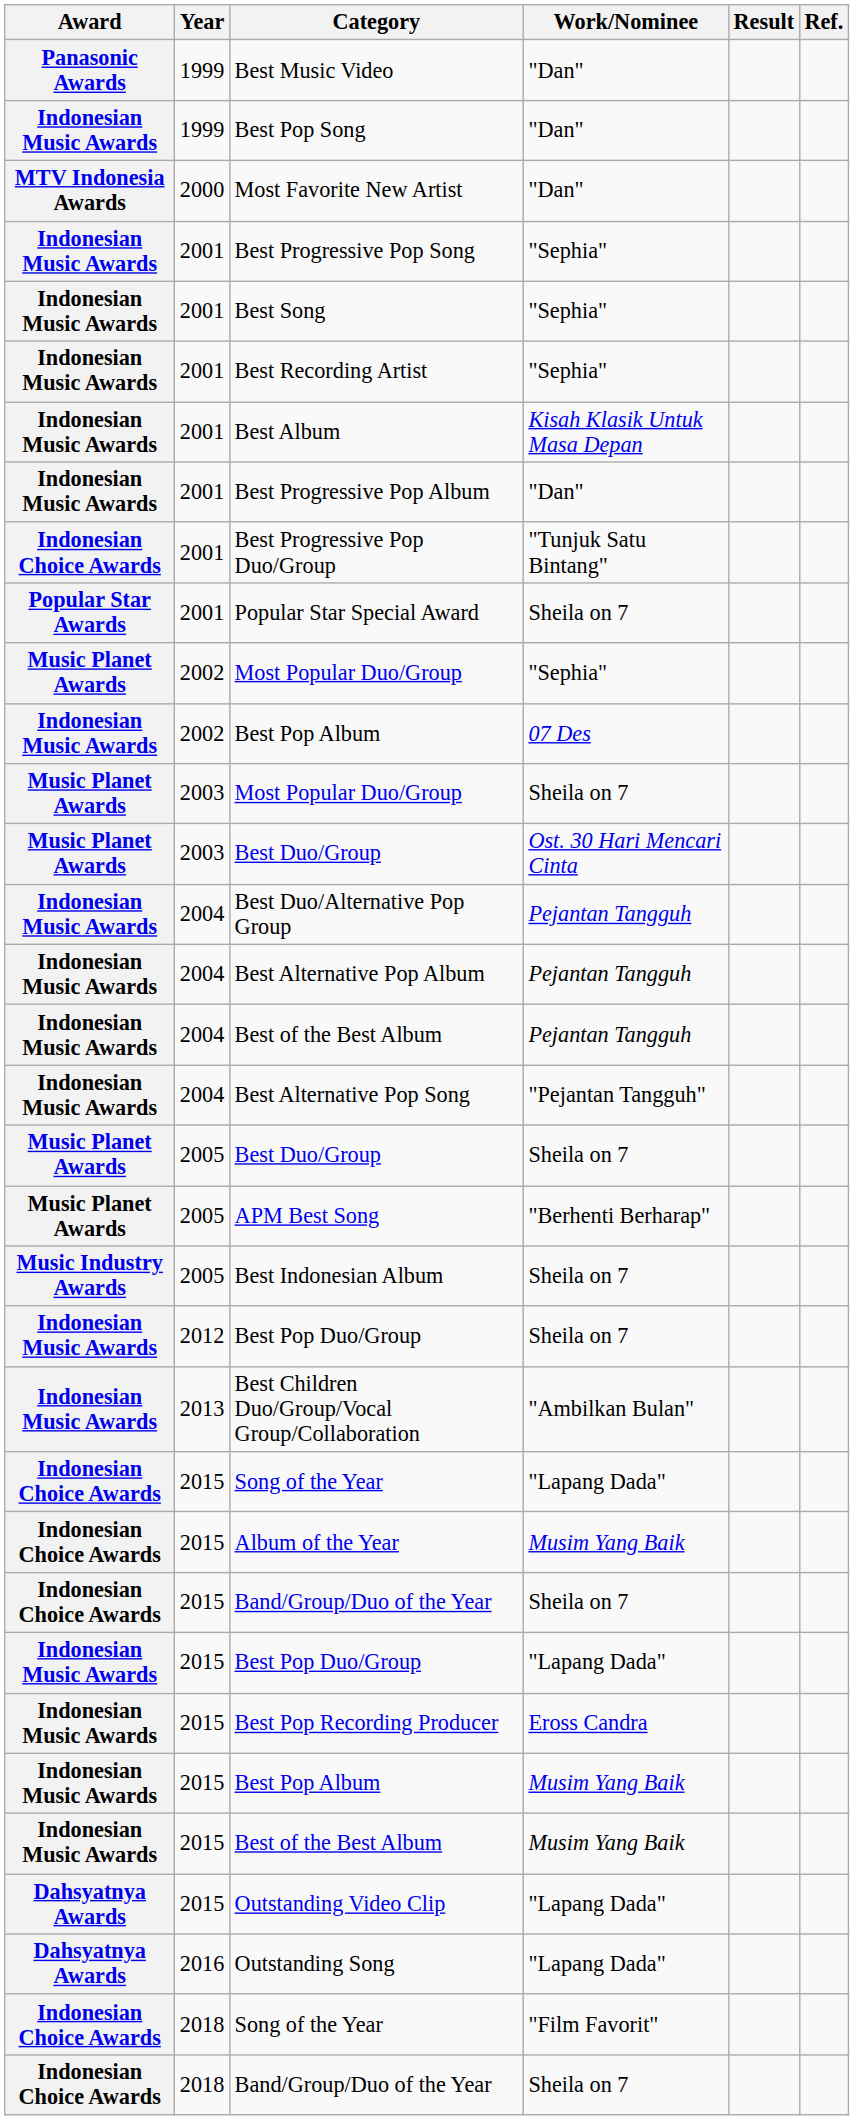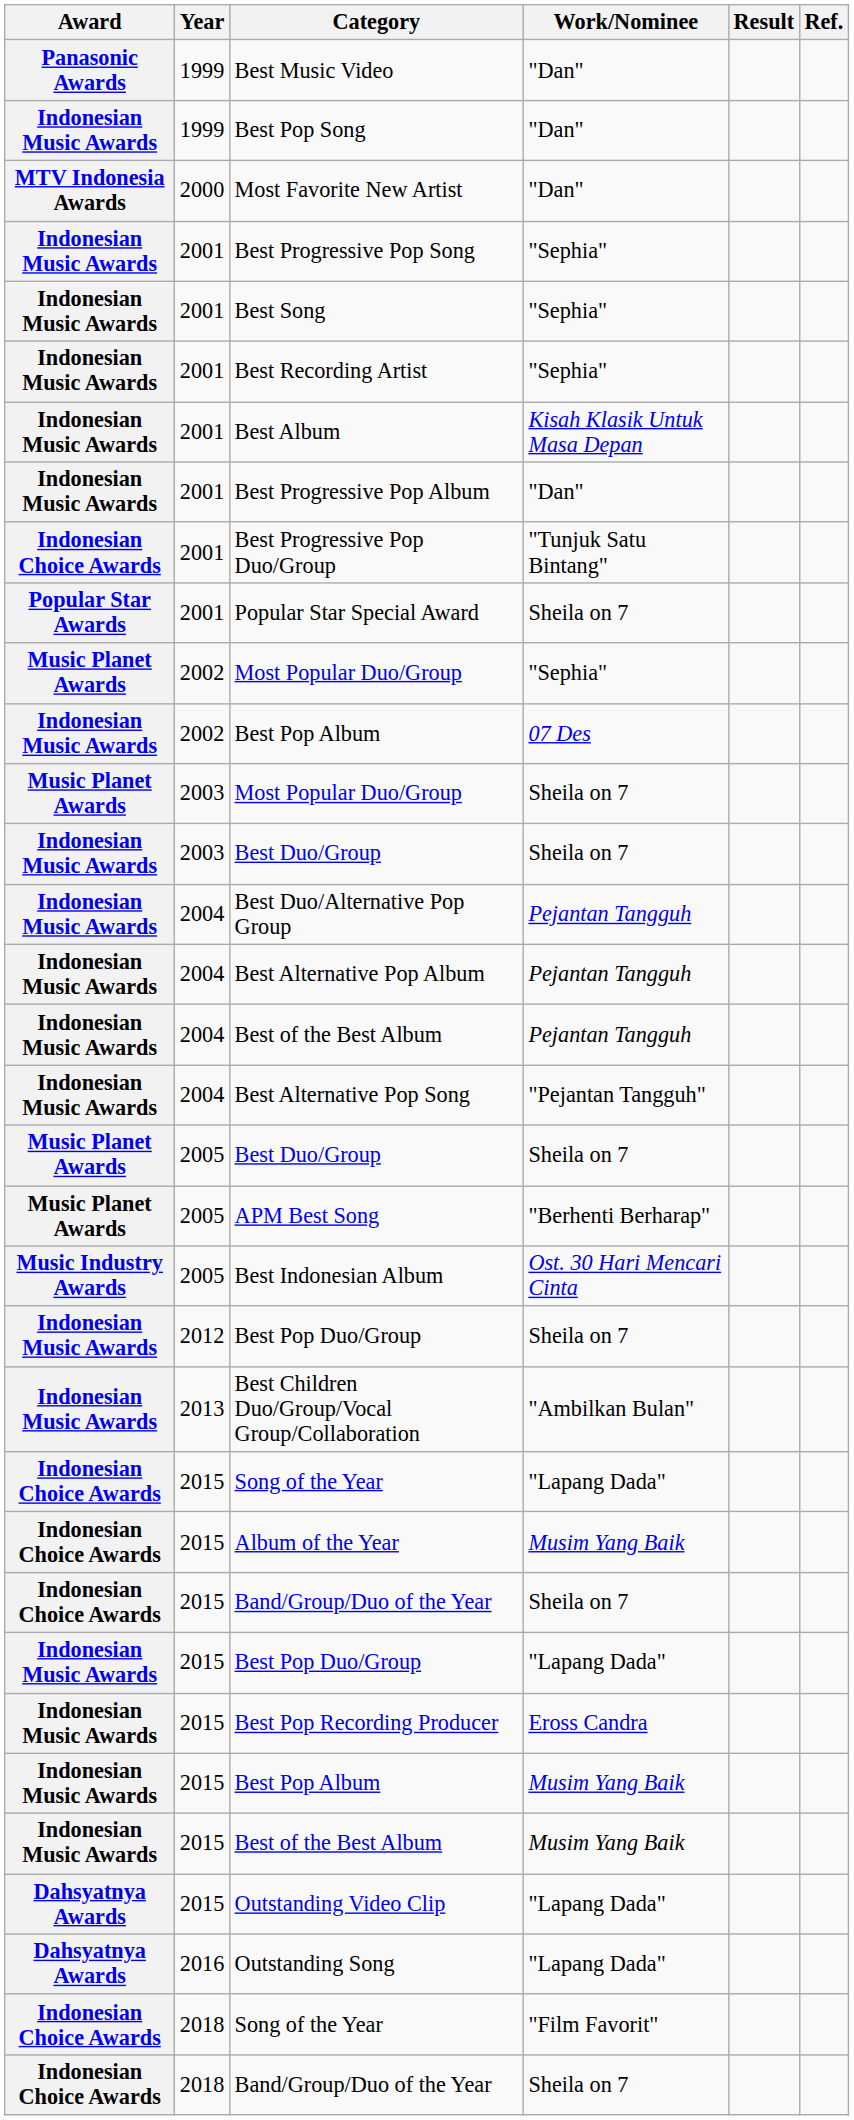(90, 853) Music Planet Awards -> (90, 853) Indonesian Music Awards
(625, 853) Ost. 30 Hari Mencari Cinta -> (578, 853) Sheila on 7
(578, 1275) Sheila on 7 -> (625, 1275) Ost. 30 Hari Mencari Cinta
